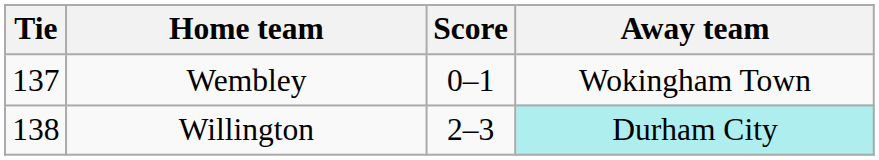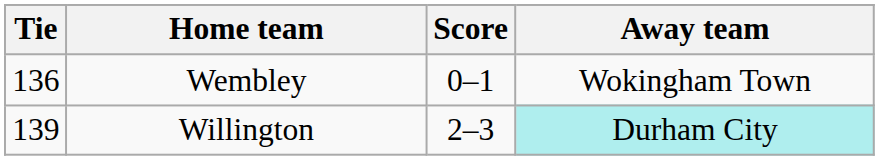(36, 79) 137 -> (36, 79) 136
(36, 129) 138 -> (36, 129) 139
